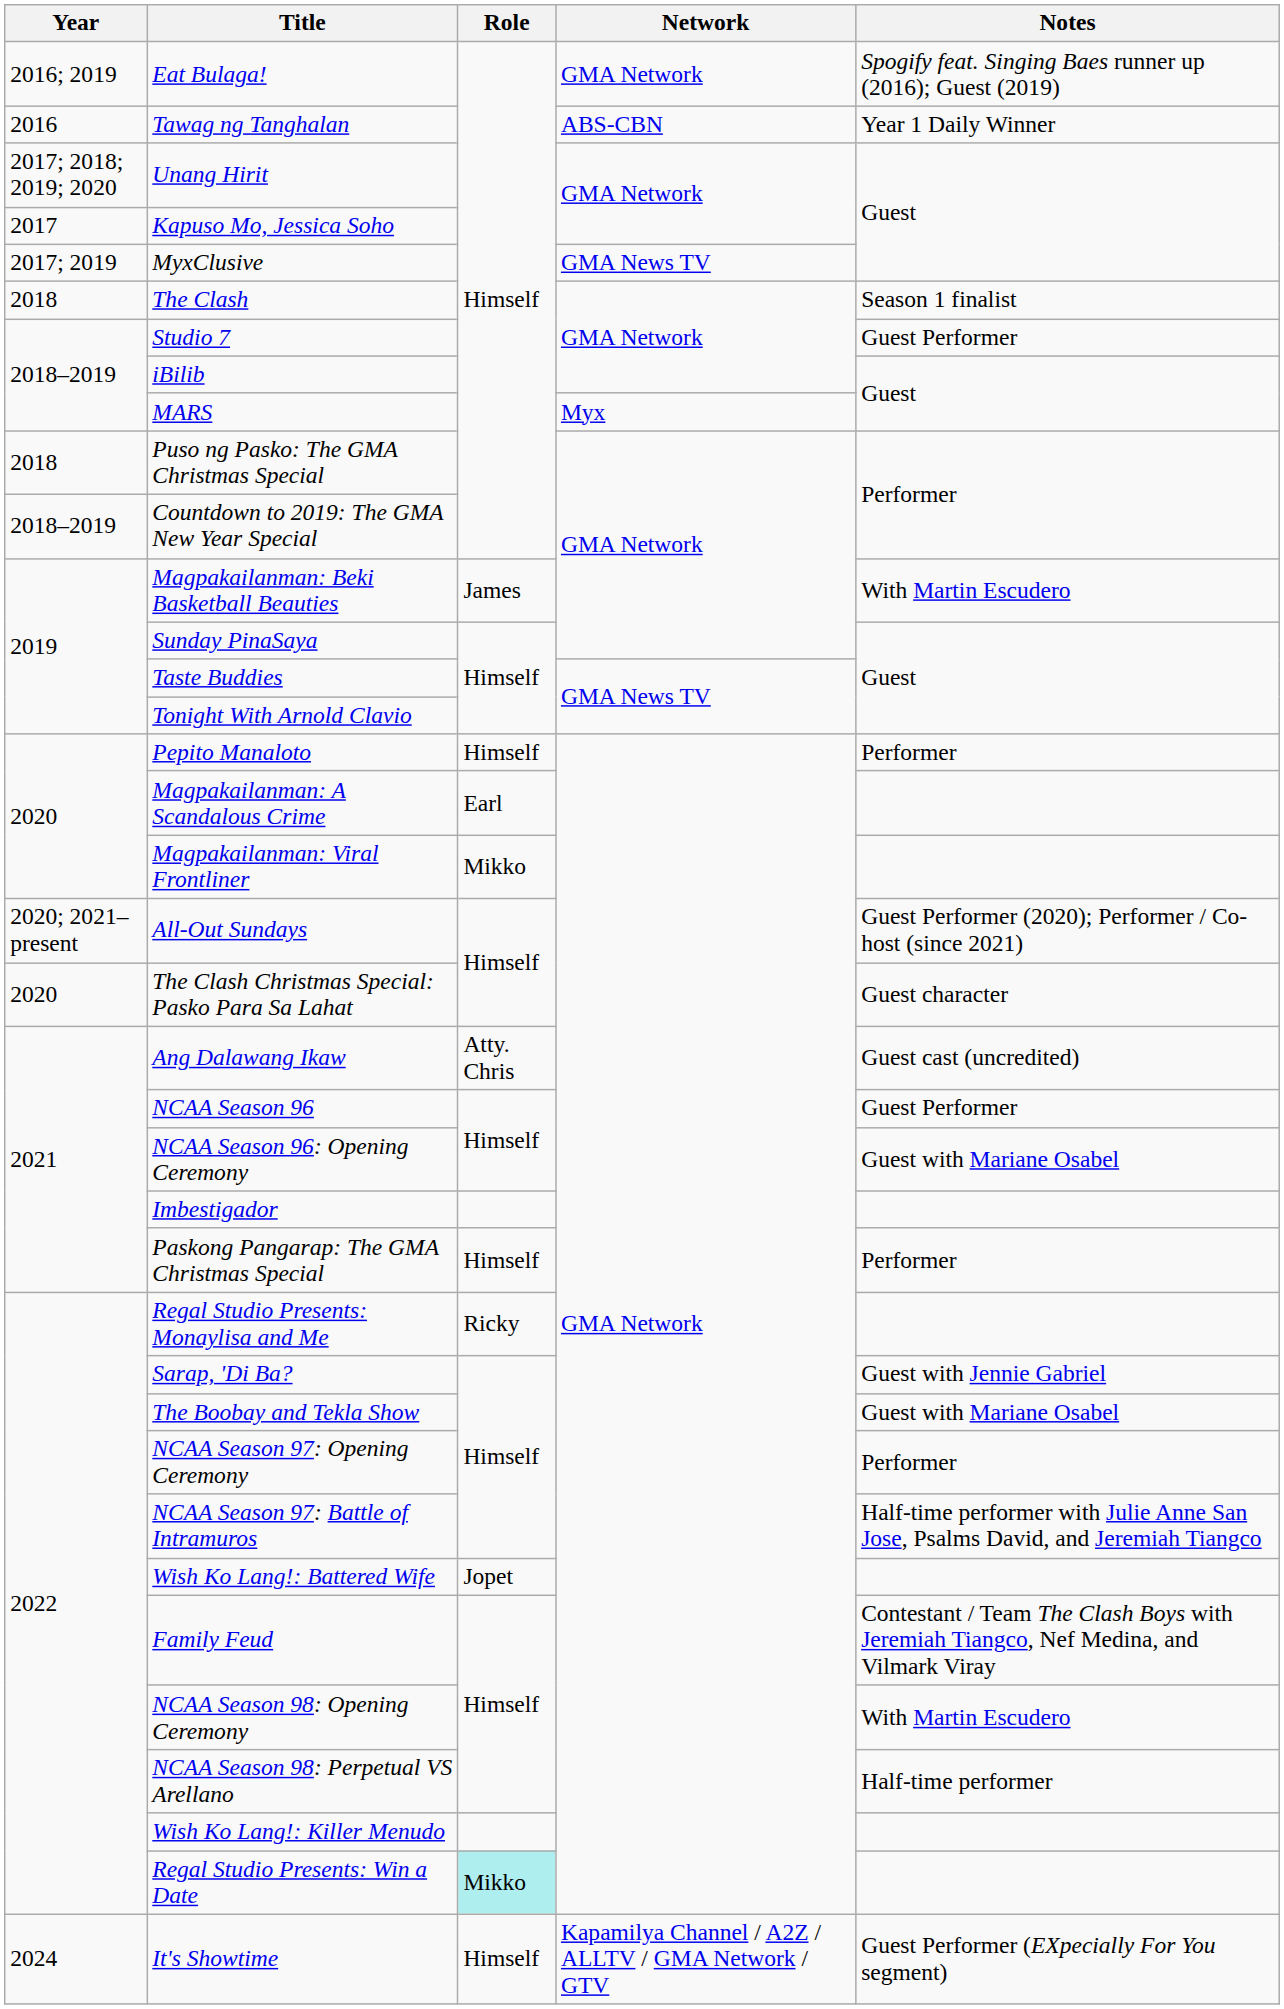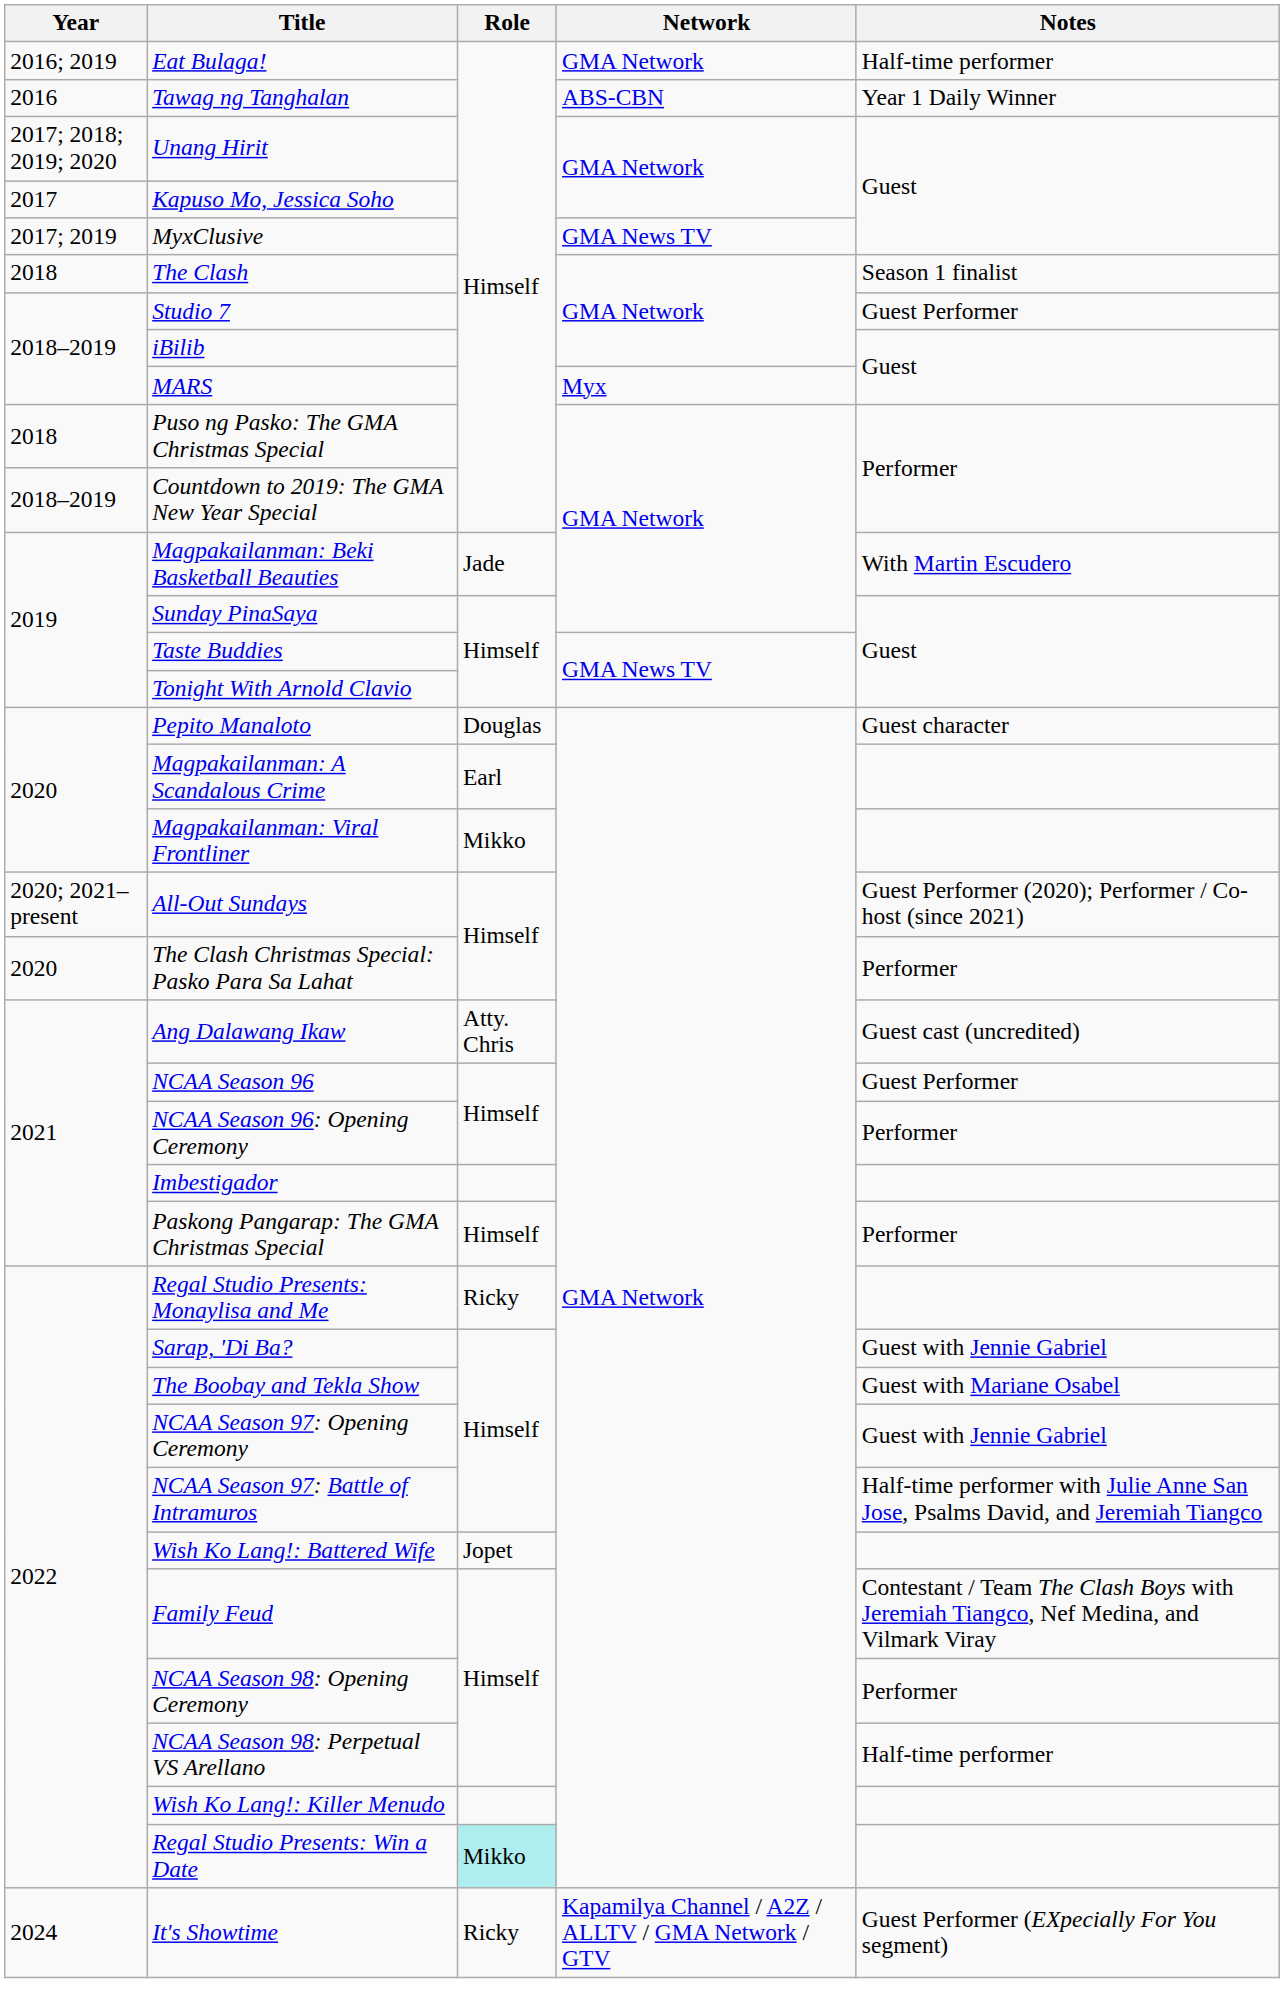(1033, 73) Spogify feat. Singing Baes runner up (2016); Guest (2019) -> (957, 60) Half-time performer
(492, 589) James -> (484, 563) Jade
(501, 752) Himself -> (502, 725) Douglas
(909, 752) Performer -> (935, 725) Guest character
(935, 994) Guest character -> (909, 967) Performer
(990, 1158) Guest with Mariane Osabel -> (909, 1132) Performer
(909, 1462) Performer -> (984, 1435) Guest with Jennie Gabriel
(966, 1717) With Martin Escudero -> (909, 1690) Performer
(501, 1958) Himself -> (491, 1932) Ricky
